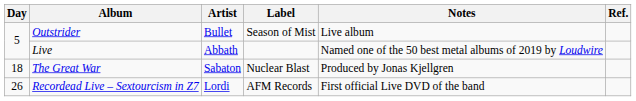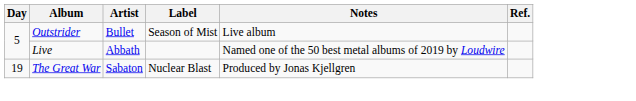(17, 68) 18 -> (17, 68) 19
- row: (115, 86)
